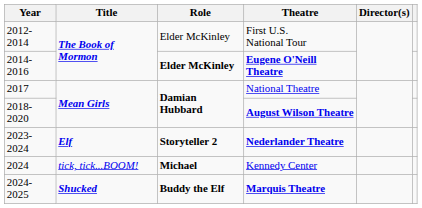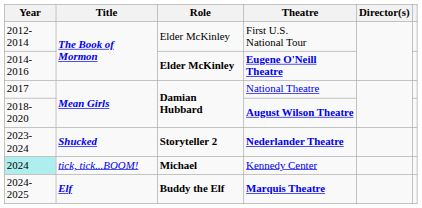(65, 142) Elf -> (78, 142) Shucked
(18, 165) no background -> (18, 165) paleturquoise background
(78, 188) Shucked -> (65, 188) Elf
